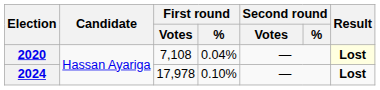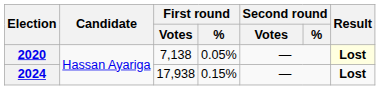(176, 54) 7,108 -> (176, 54) 7,138
(219, 54) 0.04% -> (219, 54) 0.05%
(176, 74) 17,978 -> (176, 74) 17,938
(219, 74) 0.10% -> (219, 74) 0.15%
